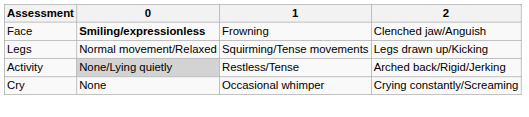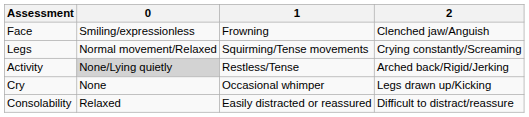(142, 31) bold -> (137, 31) normal
(431, 49) Legs drawn up/Kicking -> (449, 49) Crying constantly/Screaming
(446, 85) Crying constantly/Screaming -> (434, 85) Legs drawn up/Kicking
+ row: (39, 103)
